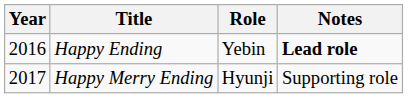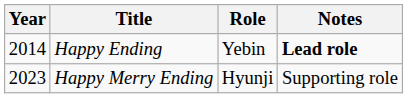(27, 48) 2016 -> (27, 48) 2014
(27, 78) 2017 -> (27, 78) 2023
